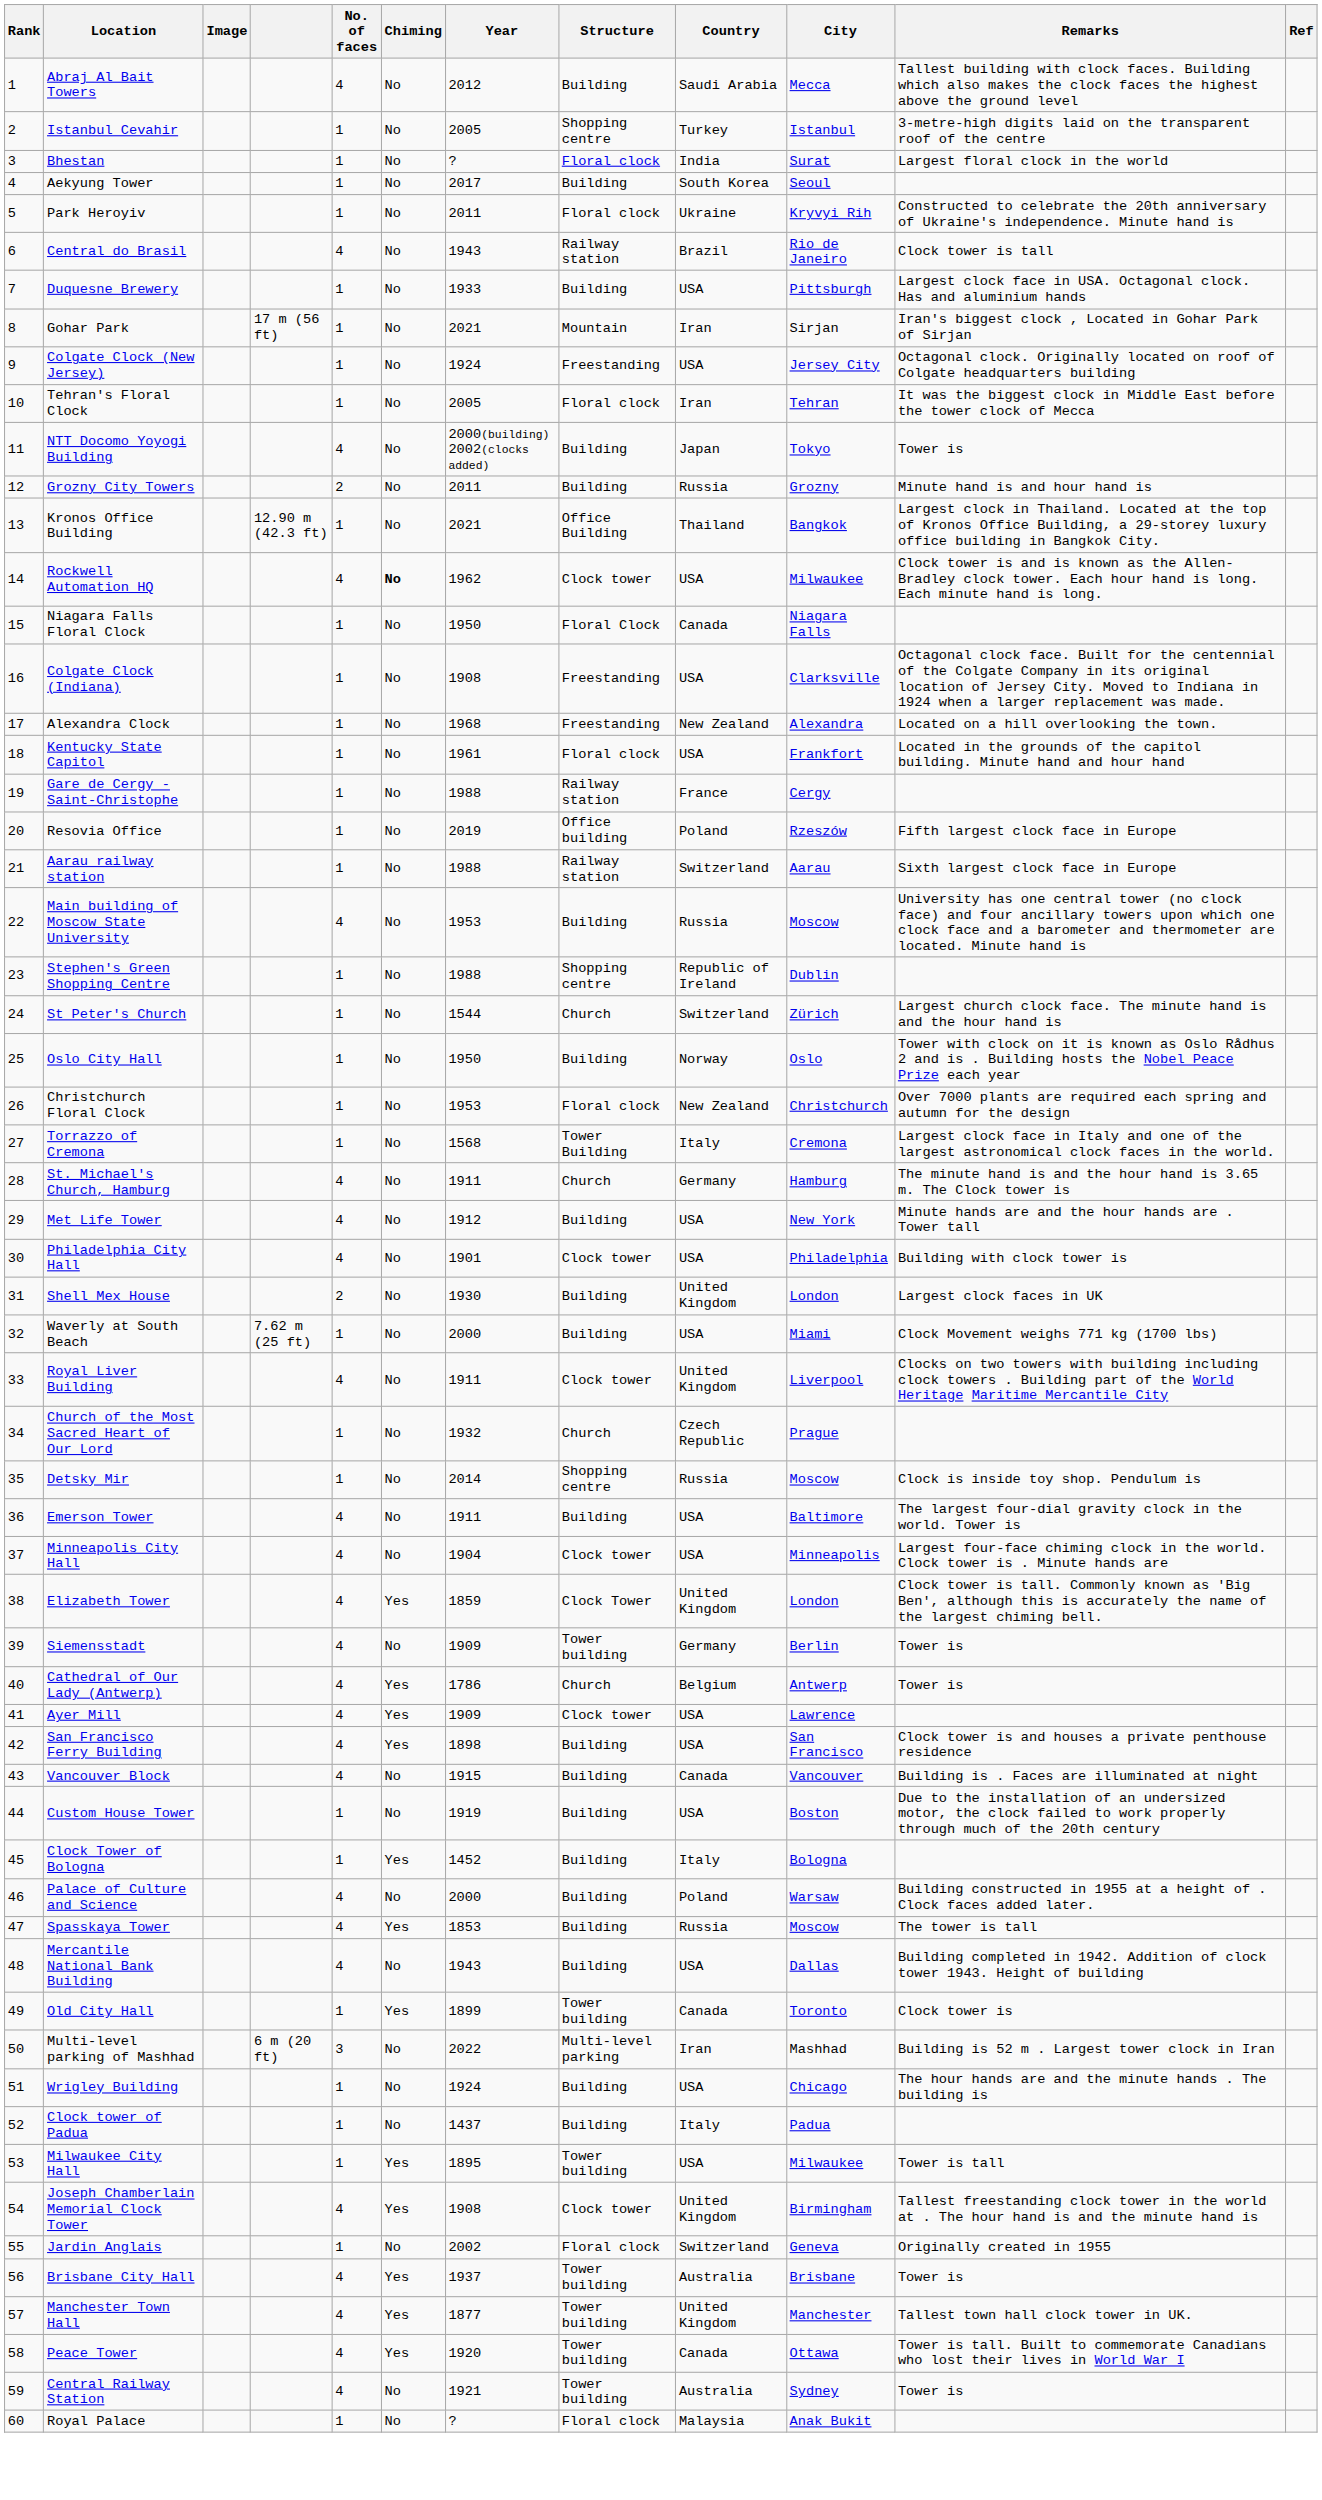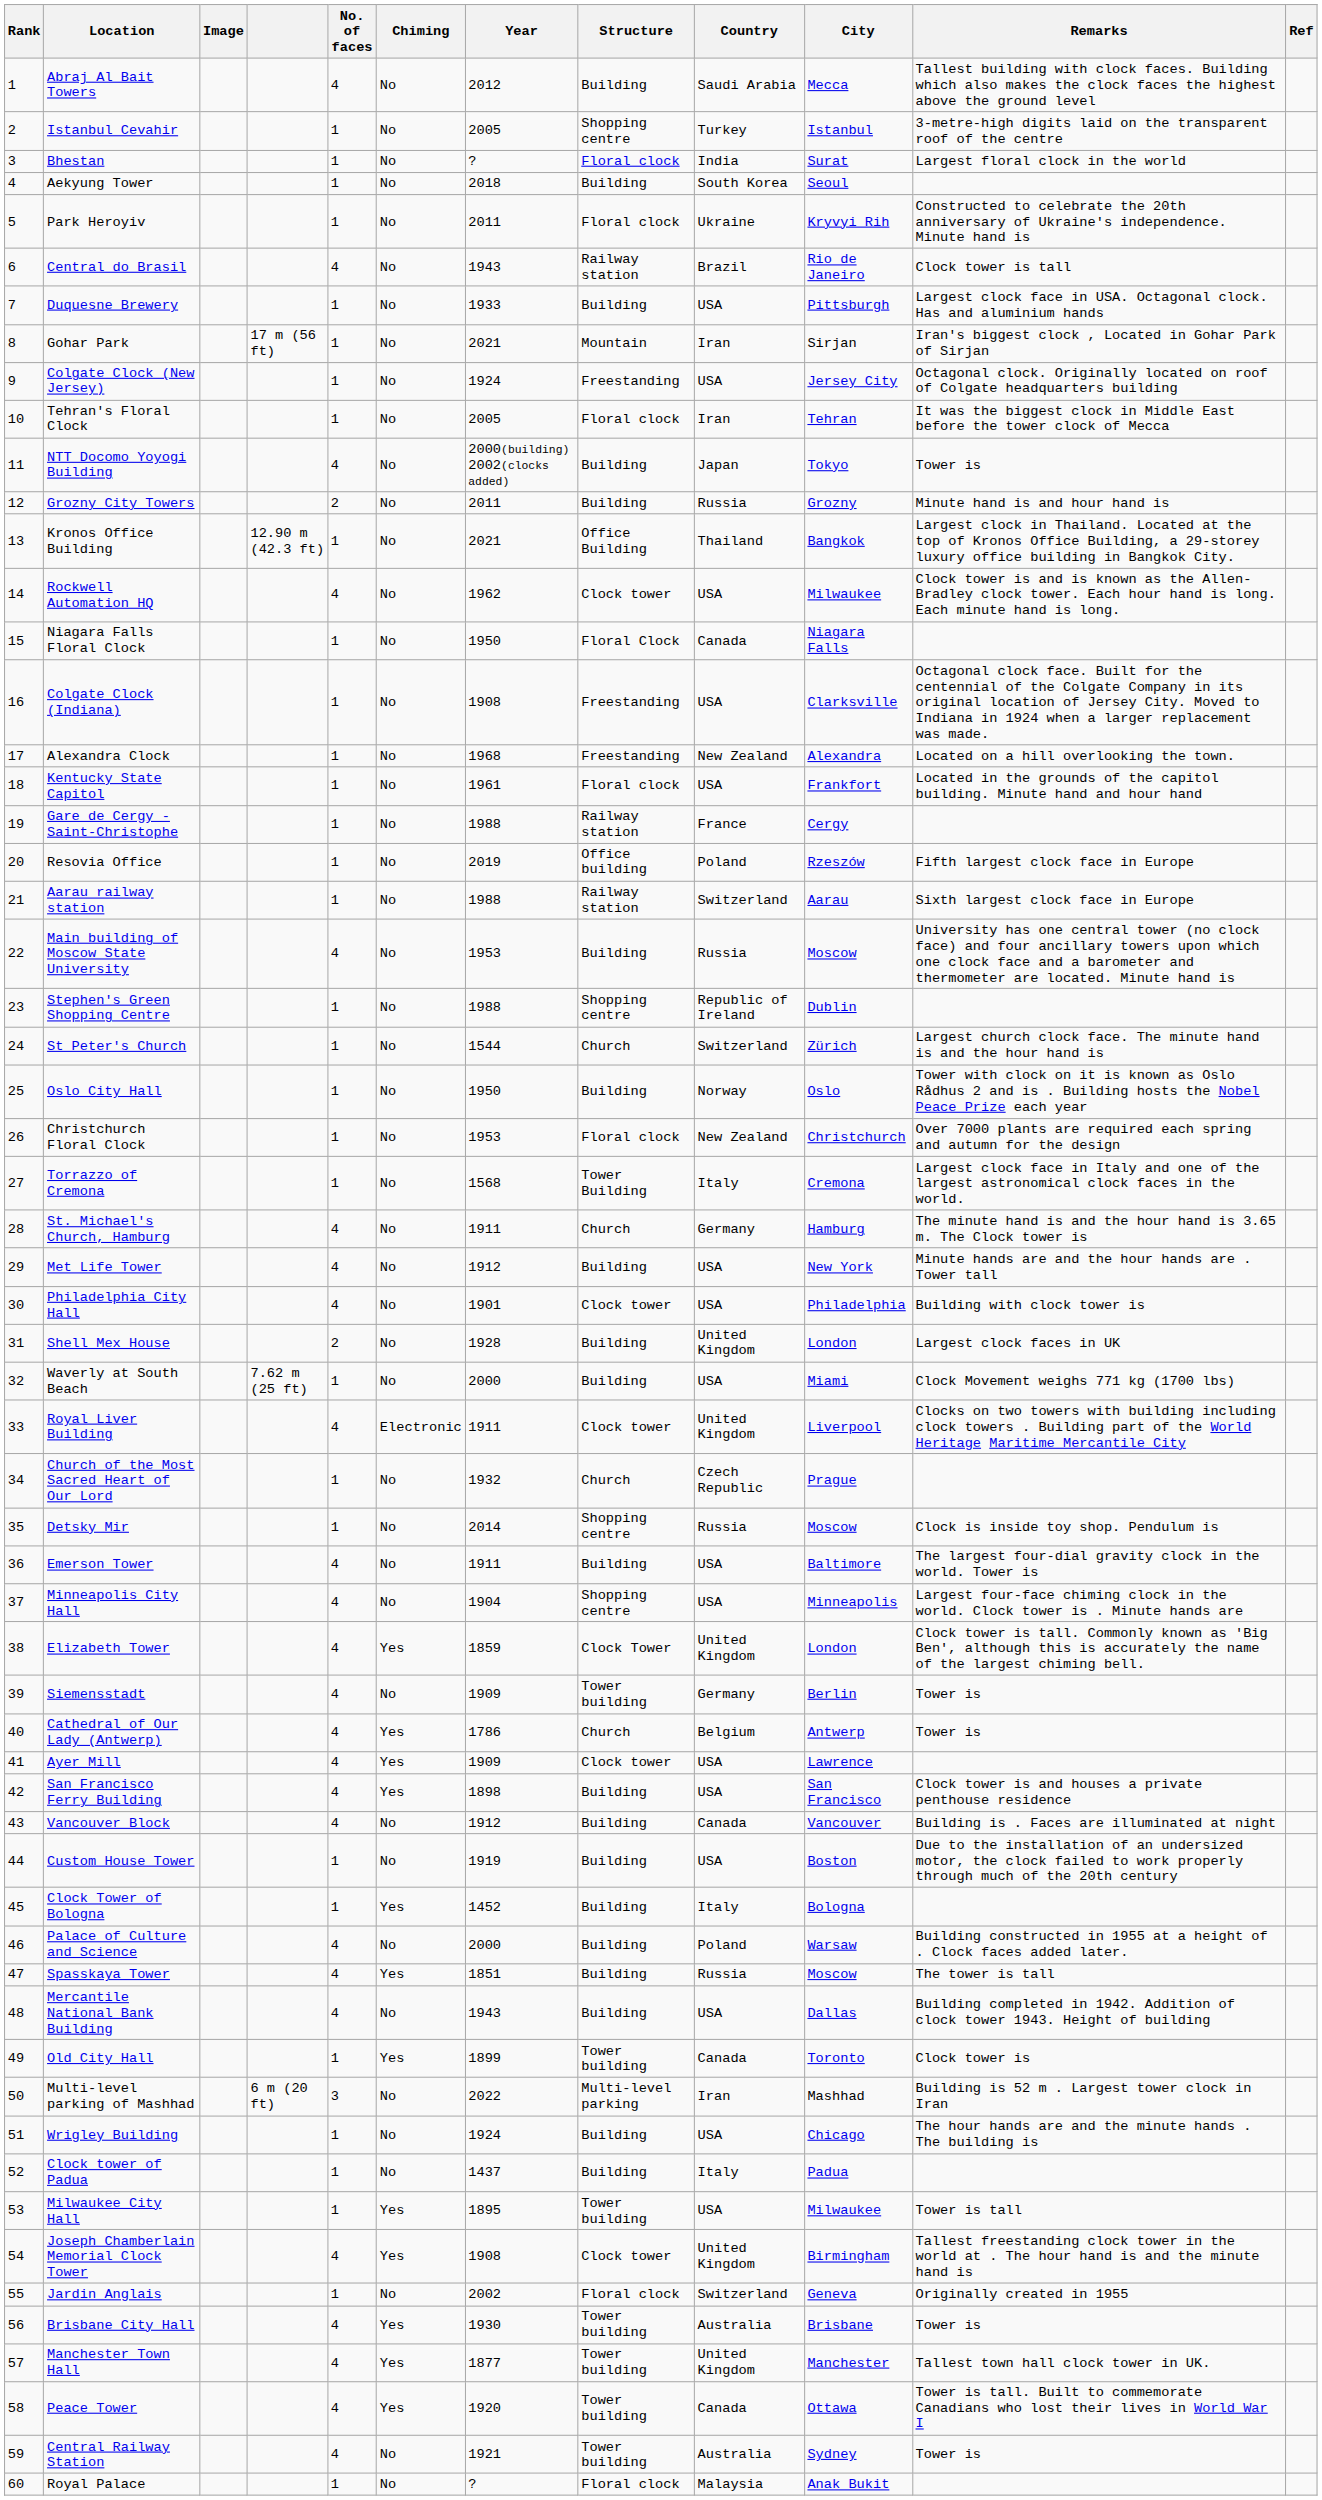(465, 183) 2017 -> (485, 183) 2018
(393, 579) bold -> (388, 595) normal
(465, 1296) 1930 -> (485, 1343) 1928
(393, 1380) No -> (421, 1427) Electronic
(607, 1555) Clock tower -> (614, 1603) Shopping centre
(465, 1776) 1915 -> (485, 1823) 1912
(465, 1928) 1853 -> (485, 1975) 1851
(465, 2277) 1937 -> (485, 2325) 1930
